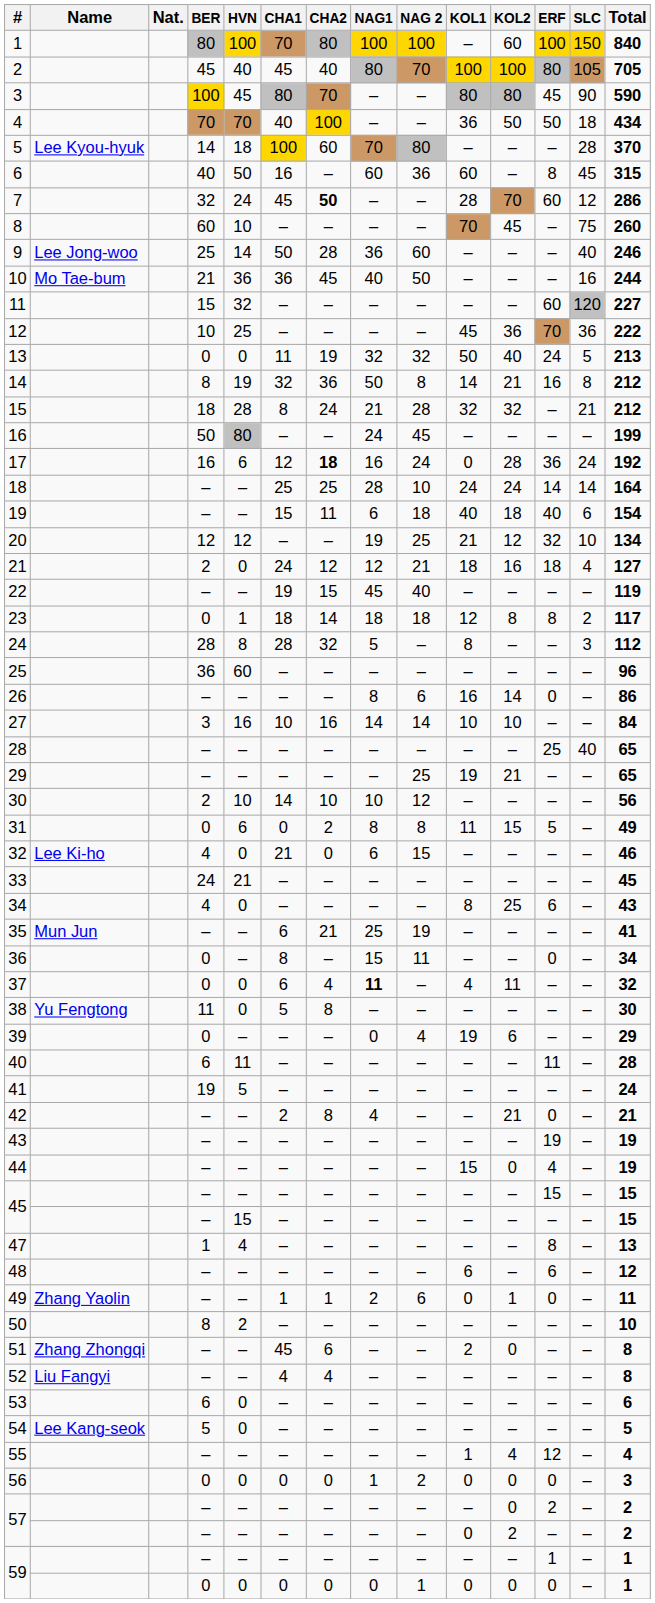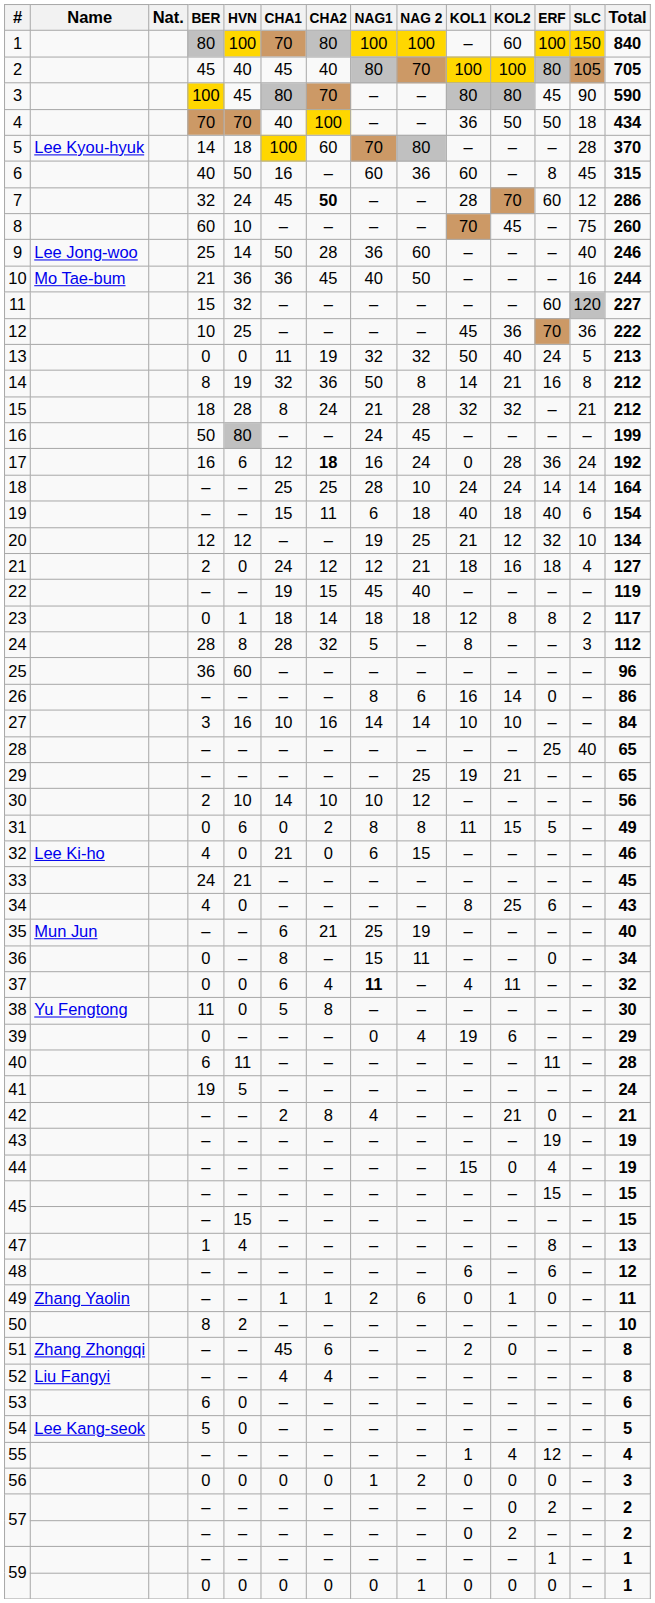(628, 932) 41 -> (628, 932) 40
